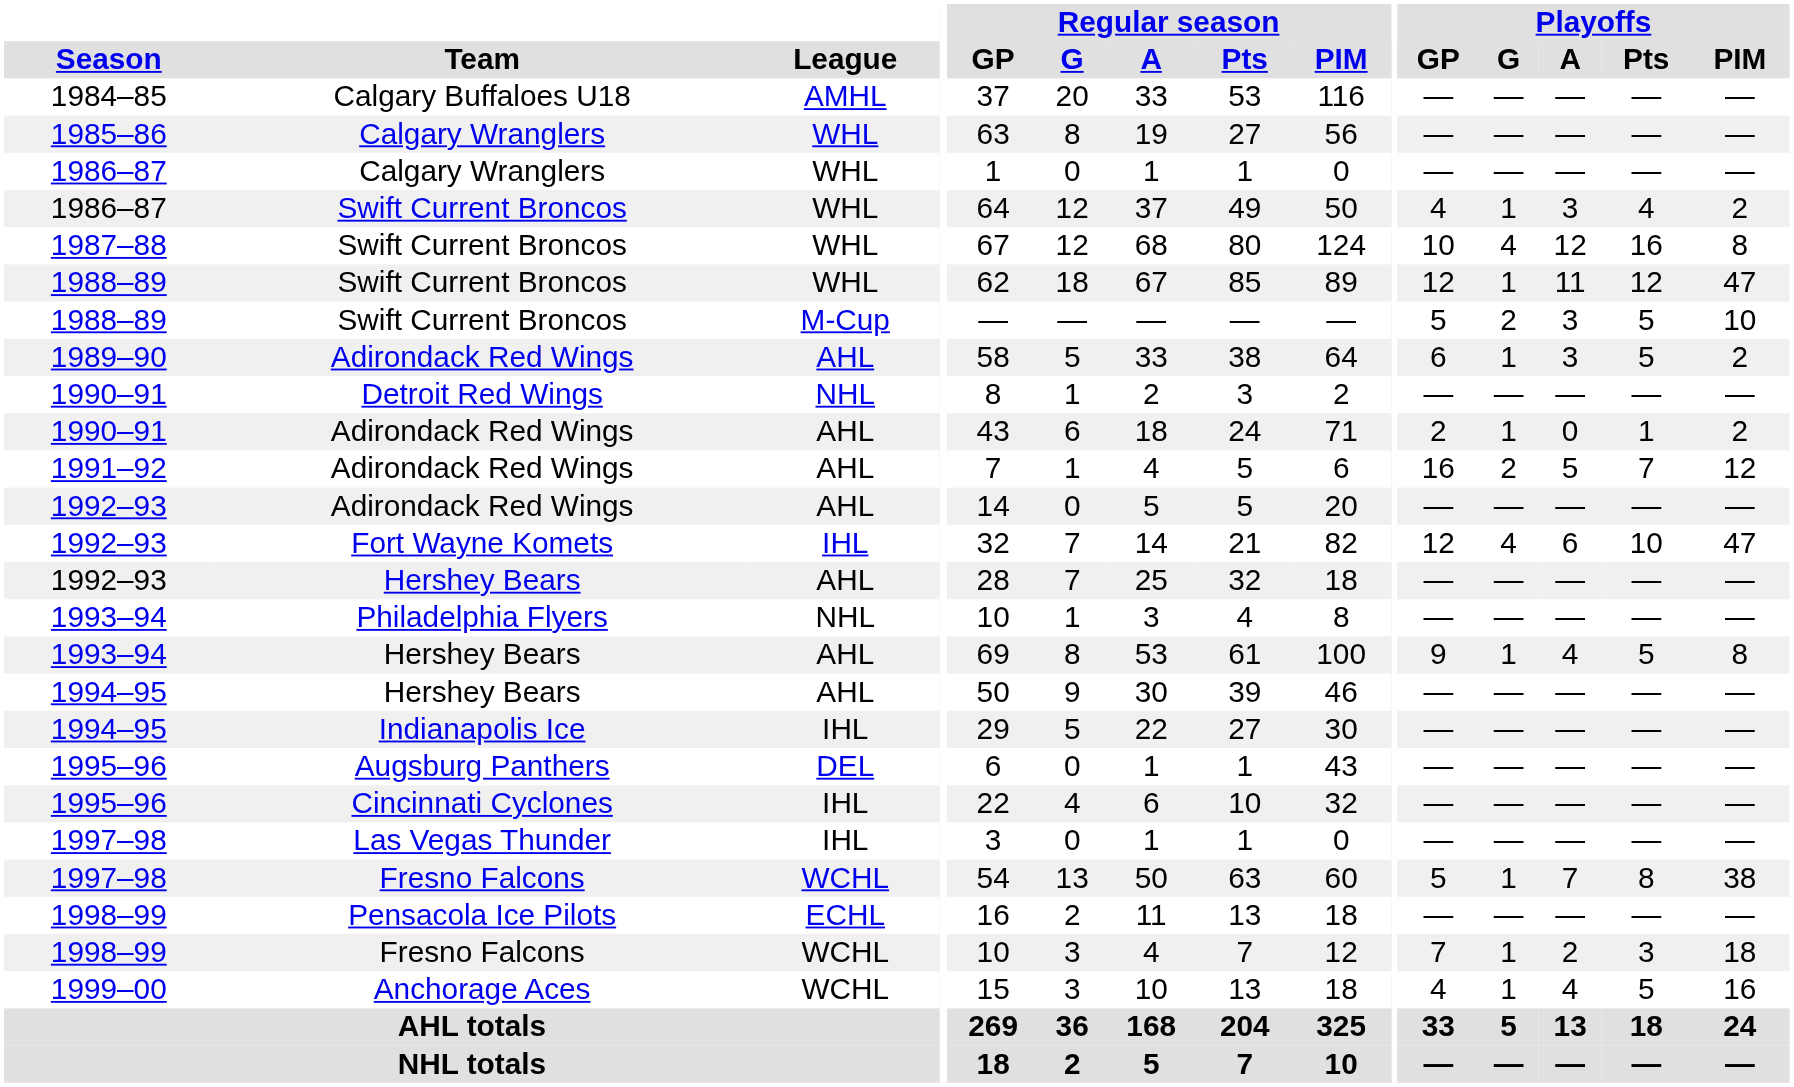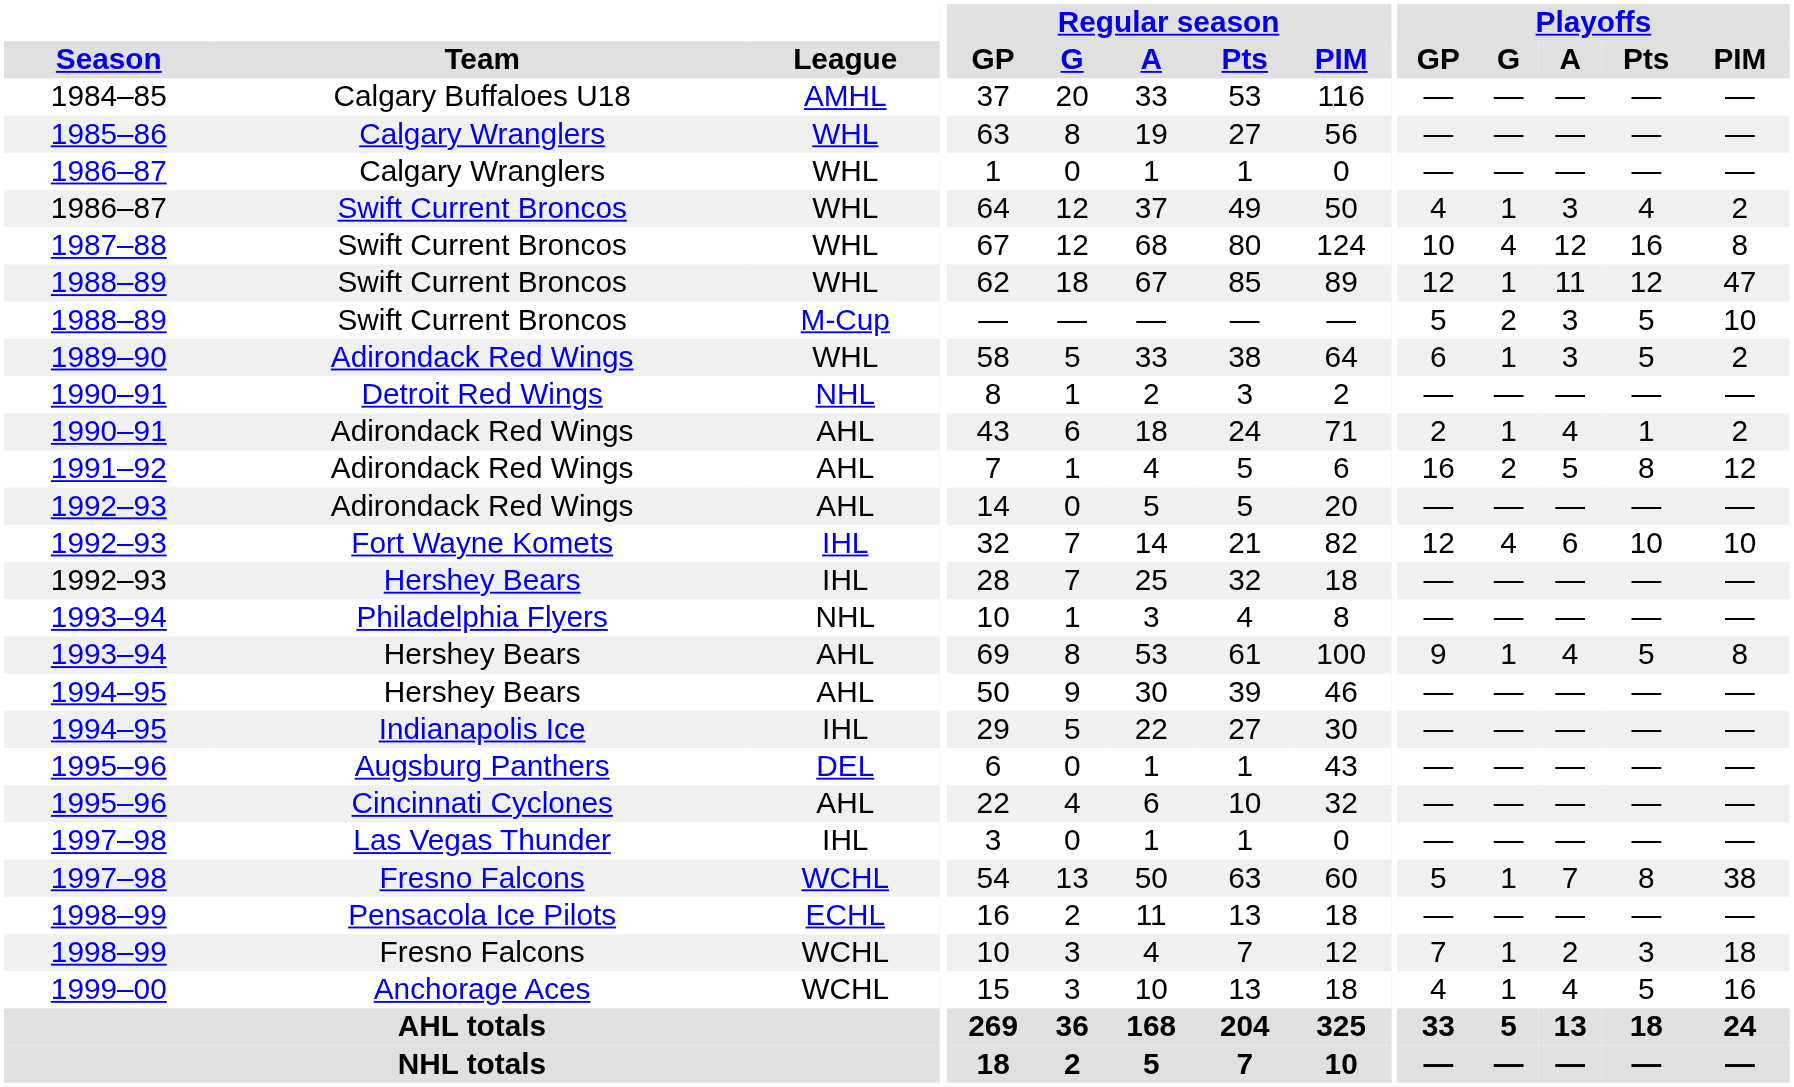(845, 356) AHL -> (845, 356) WHL
(1570, 431) 0 -> (1570, 431) 4
(1646, 468) 7 -> (1646, 468) 8
(1740, 542) 47 -> (1740, 542) 10
(845, 580) AHL -> (845, 580) IHL
(845, 803) IHL -> (845, 803) AHL
